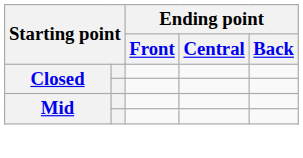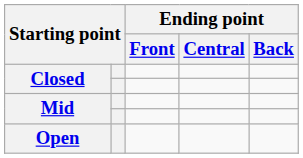+ row: (58, 138)
